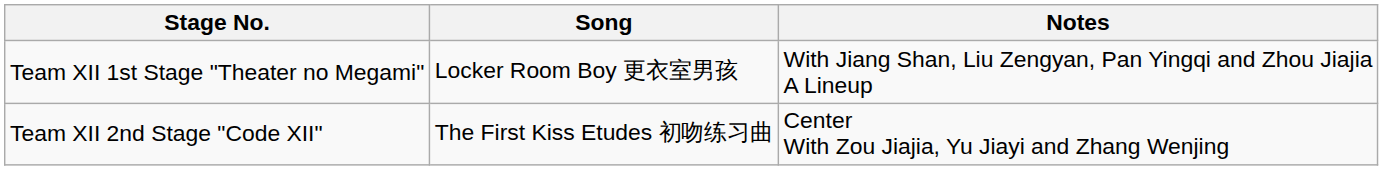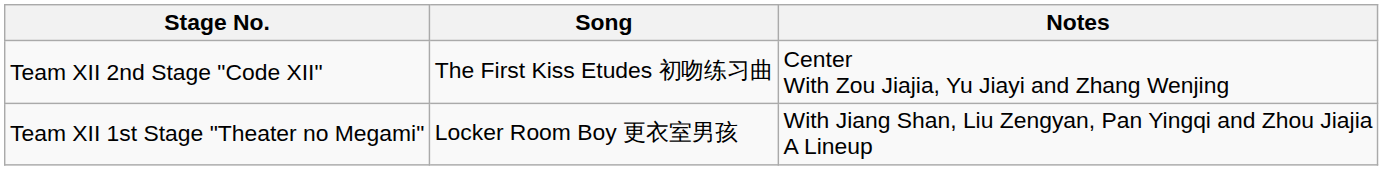rows swapped: (217, 71) <-> (166, 133)
